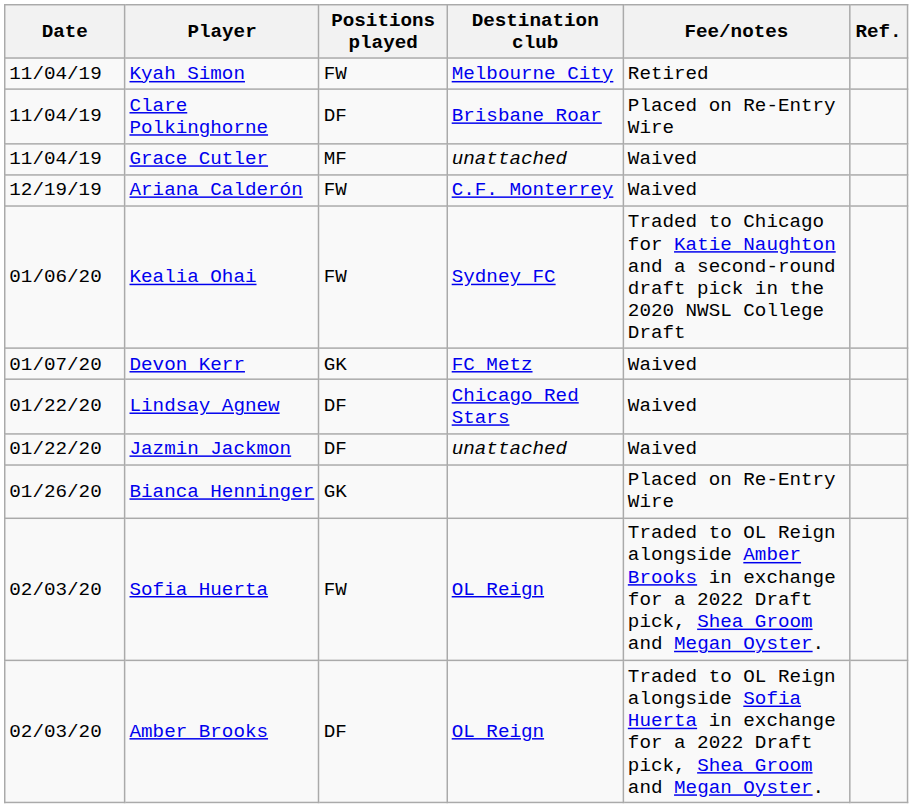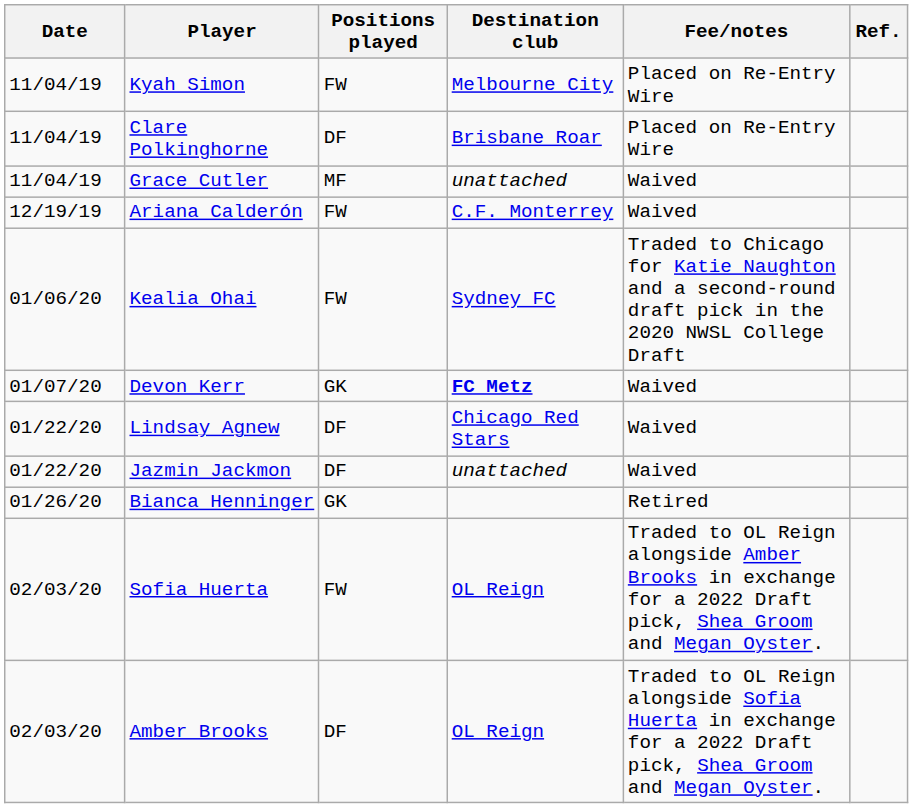(668, 74) Retired -> (732, 85) Placed on Re-Entry Wire
(492, 364) normal -> (492, 386) bold
(732, 491) Placed on Re-Entry Wire -> (668, 502) Retired
